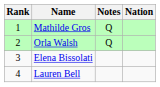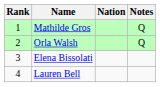columns swapped: (139, 12) <-> (109, 12)
